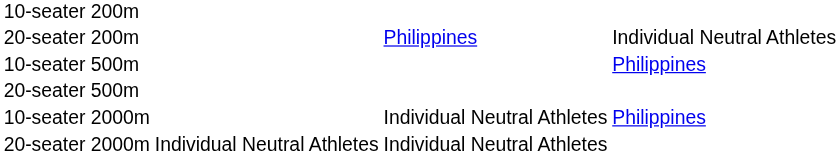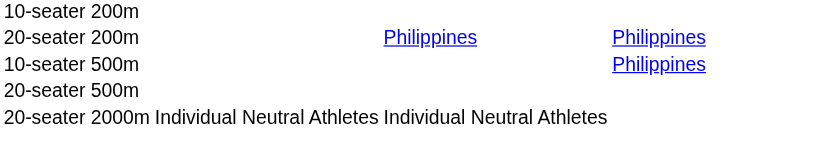(724, 38) Individual Neutral Athletes -> (659, 38) Philippines
- row: (77, 117)
